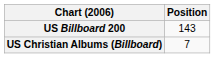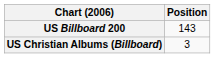(187, 45) 7 -> (187, 45) 3
